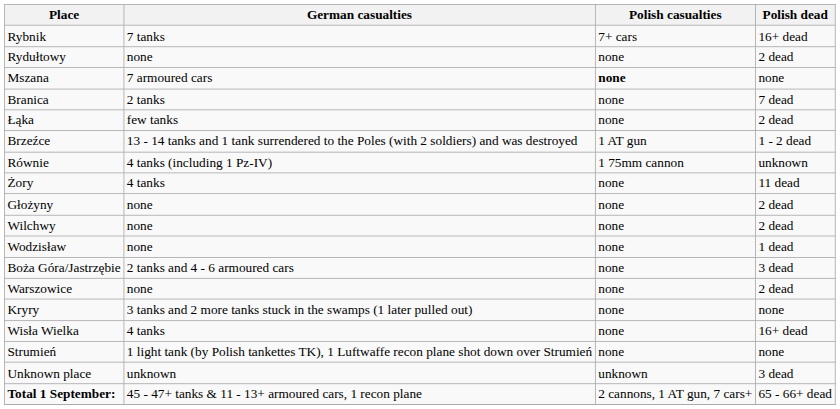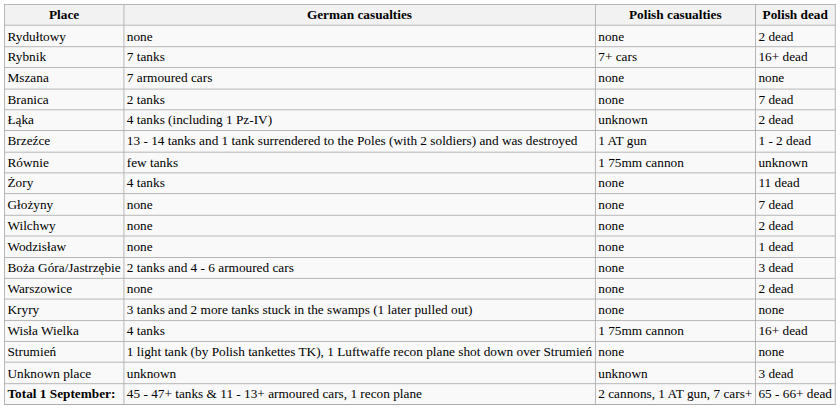rows swapped: (27, 36) <-> (37, 57)
(612, 78) bold -> (611, 78) normal
(152, 120) few tanks -> (199, 120) 4 tanks (including 1 Pz-IV)
(611, 120) none -> (623, 120) unknown
(199, 162) 4 tanks (including 1 Pz-IV) -> (152, 162) few tanks
(776, 204) 2 dead -> (776, 204) 7 dead
(611, 330) none -> (641, 330) 1 75mm cannon
